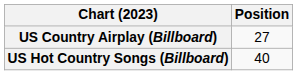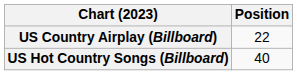(262, 37) 27 -> (262, 37) 22
